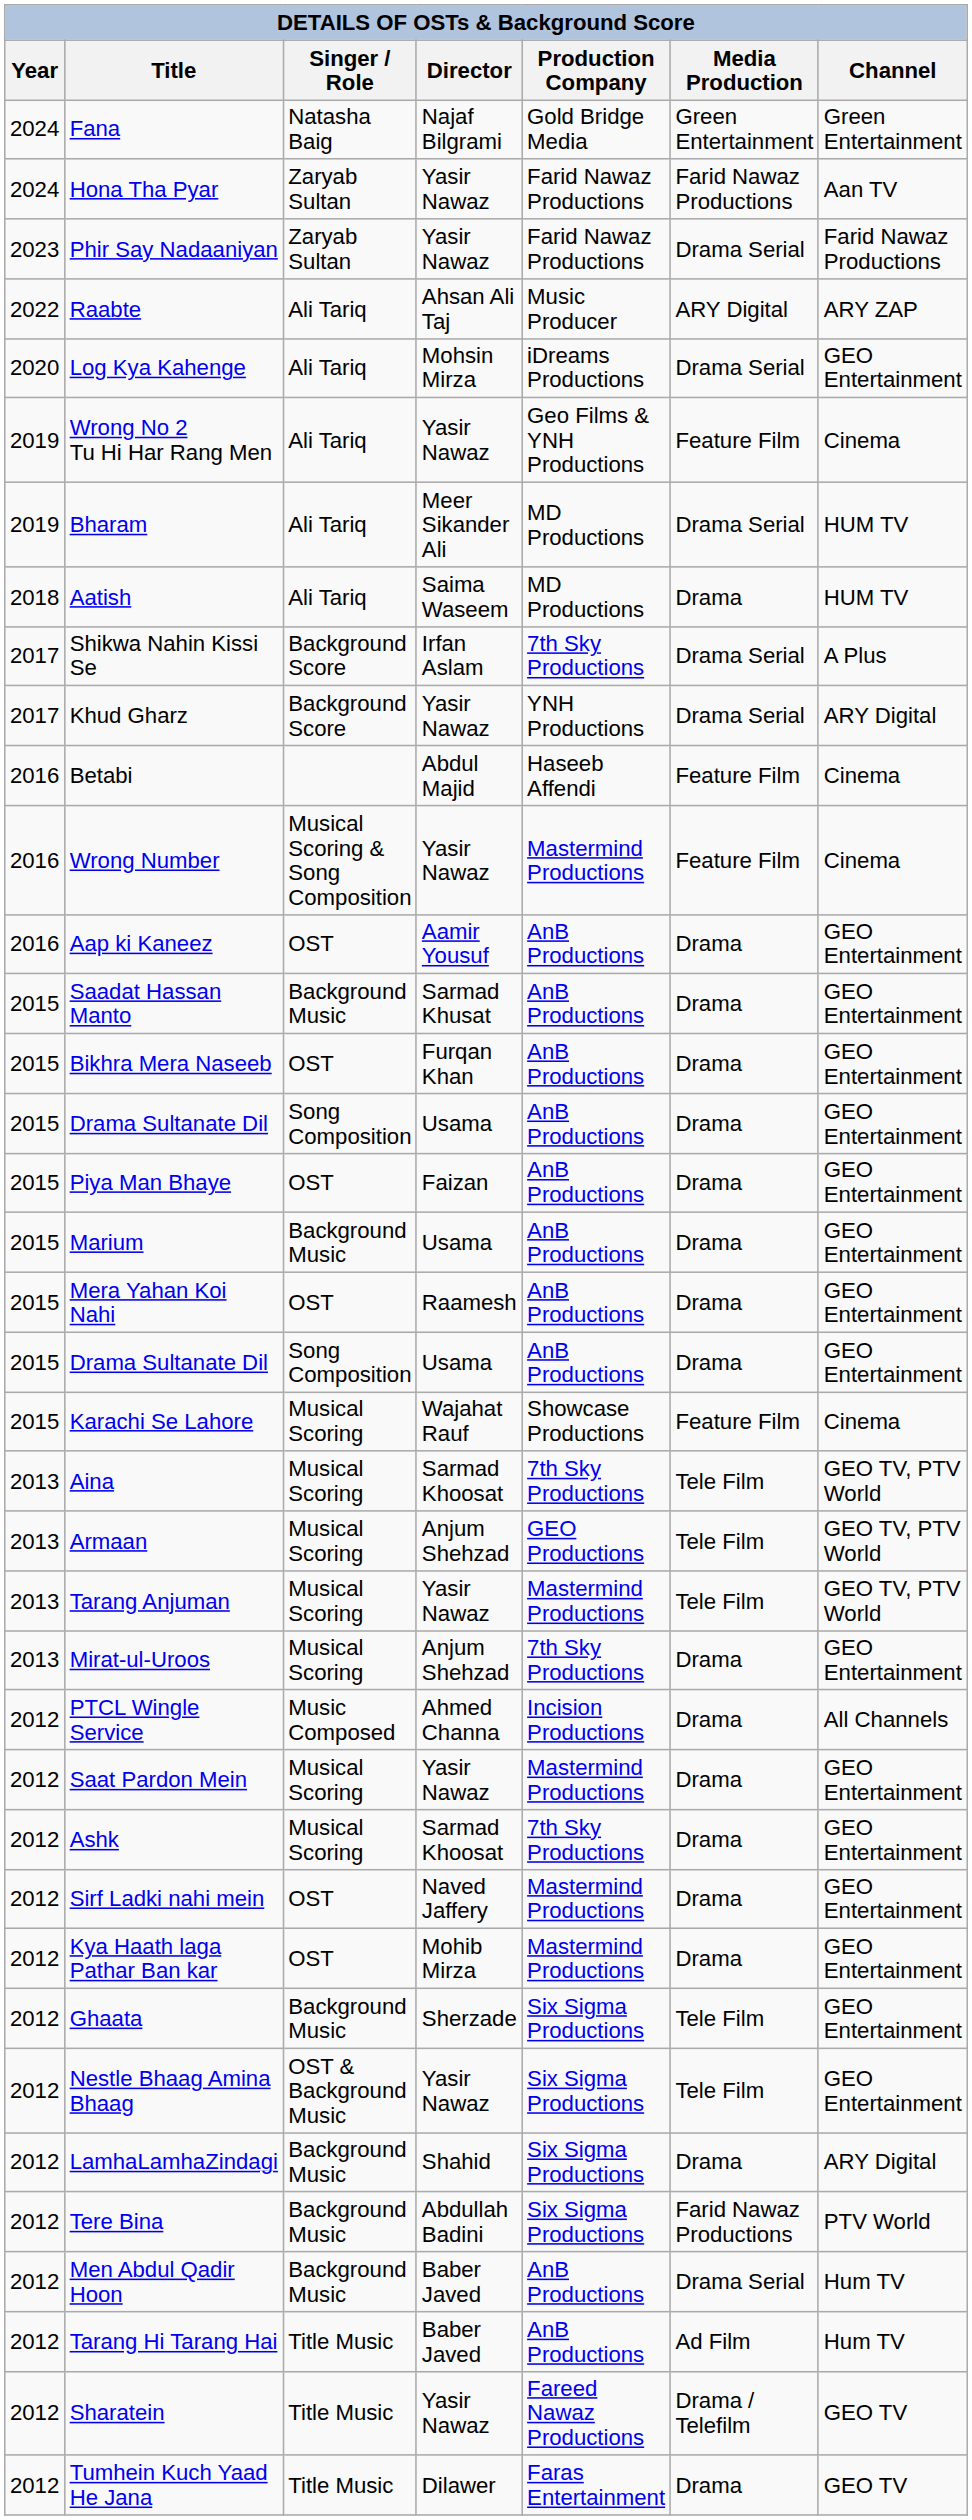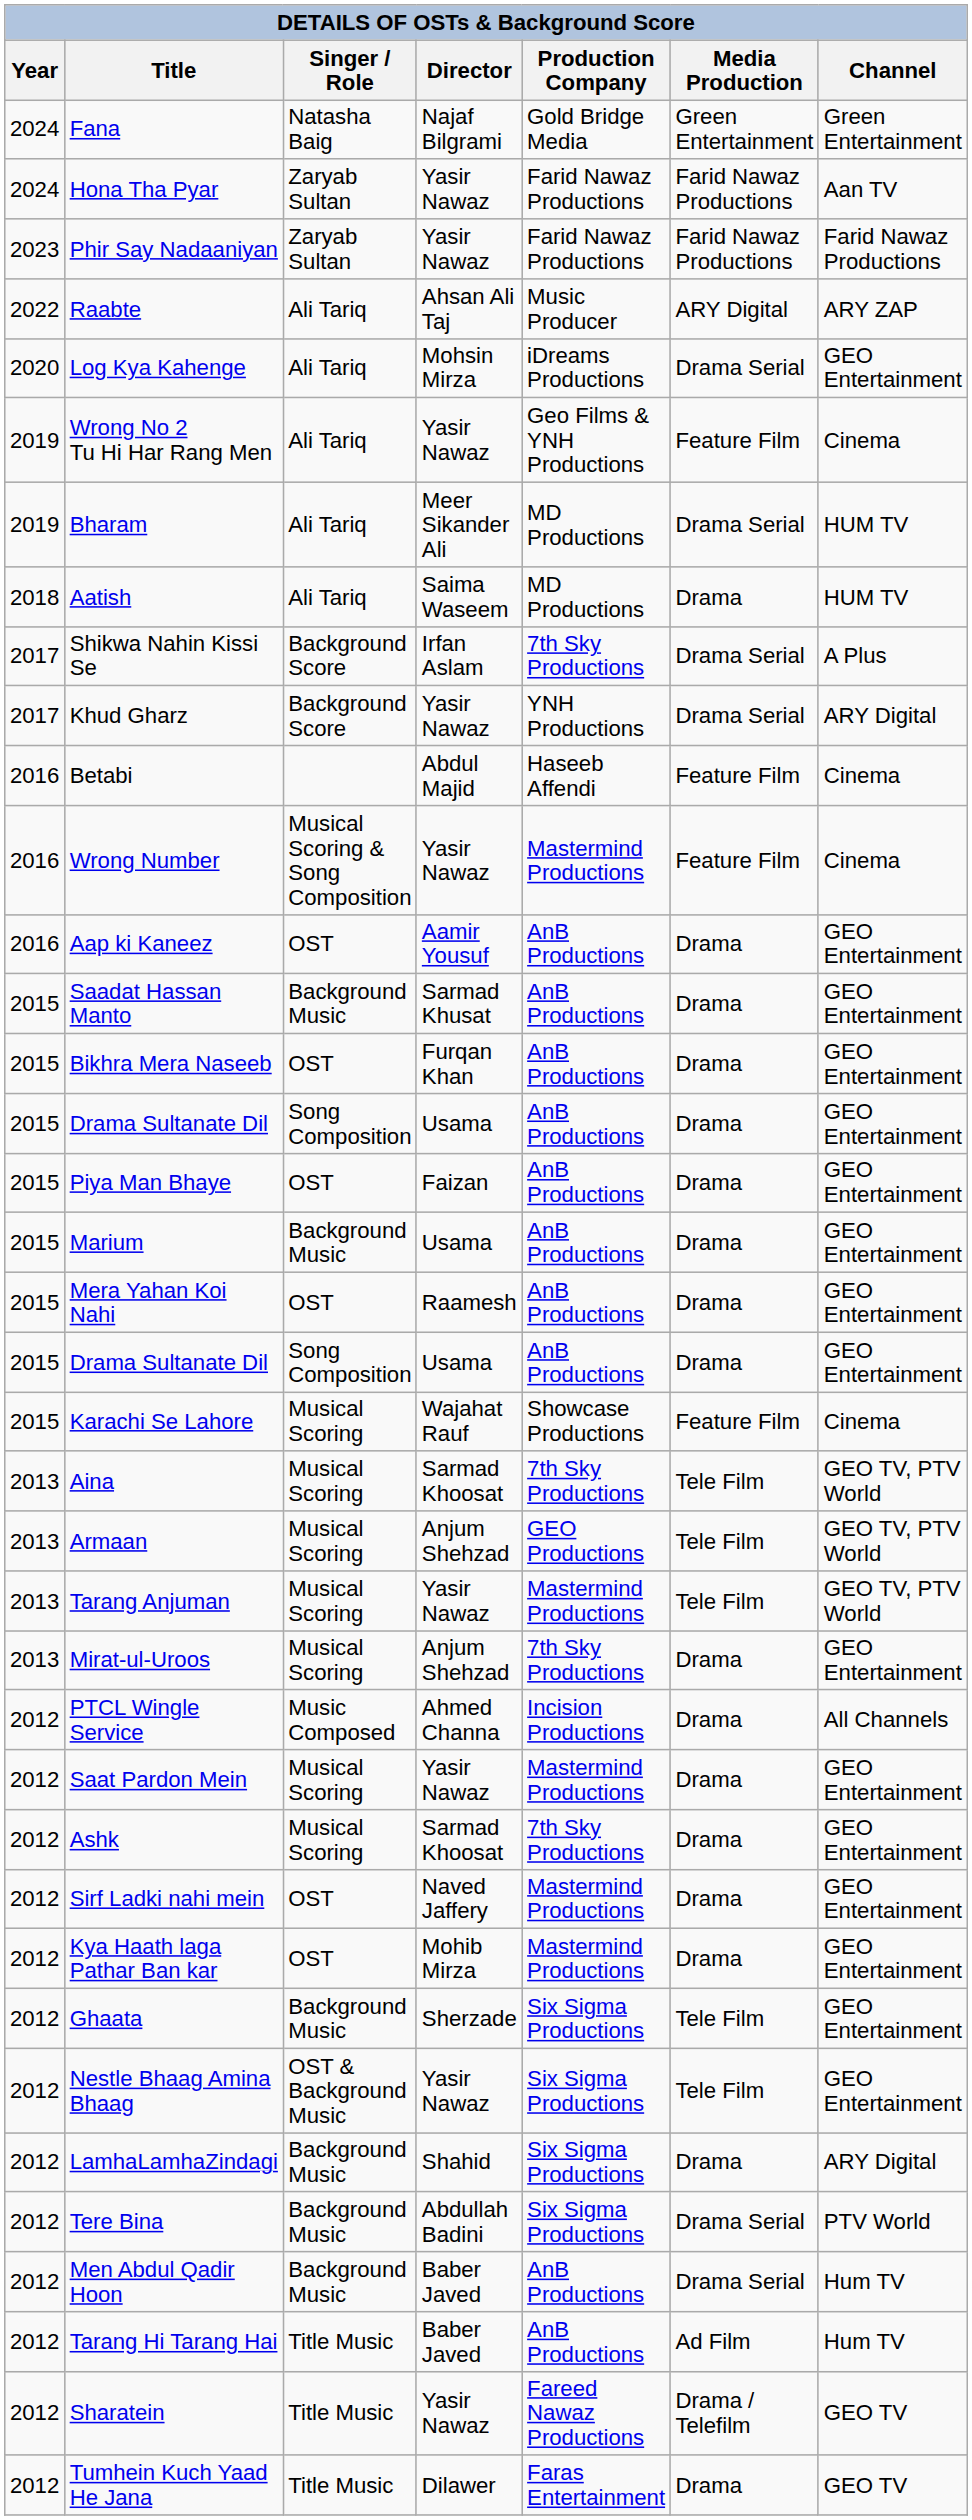(740, 249) Drama Serial -> (738, 249) Farid Nawaz Productions
(738, 2222) Farid Nawaz Productions -> (740, 2222) Drama Serial
